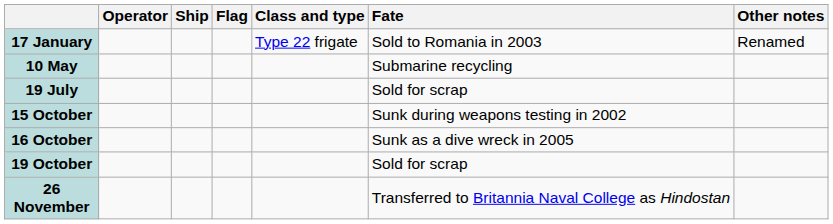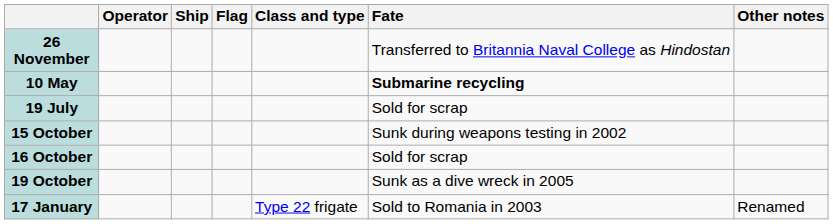rows swapped: (52, 41) <-> (52, 197)
(442, 66) normal -> (448, 83) bold
(473, 139) Sunk as a dive wreck in 2005 -> (420, 157) Sold for scrap
(420, 164) Sold for scrap -> (473, 181) Sunk as a dive wreck in 2005
